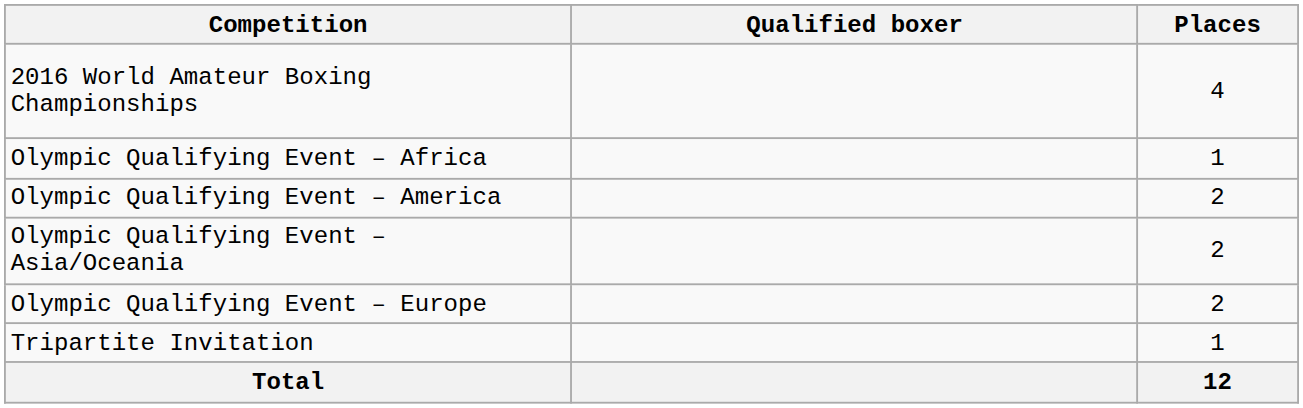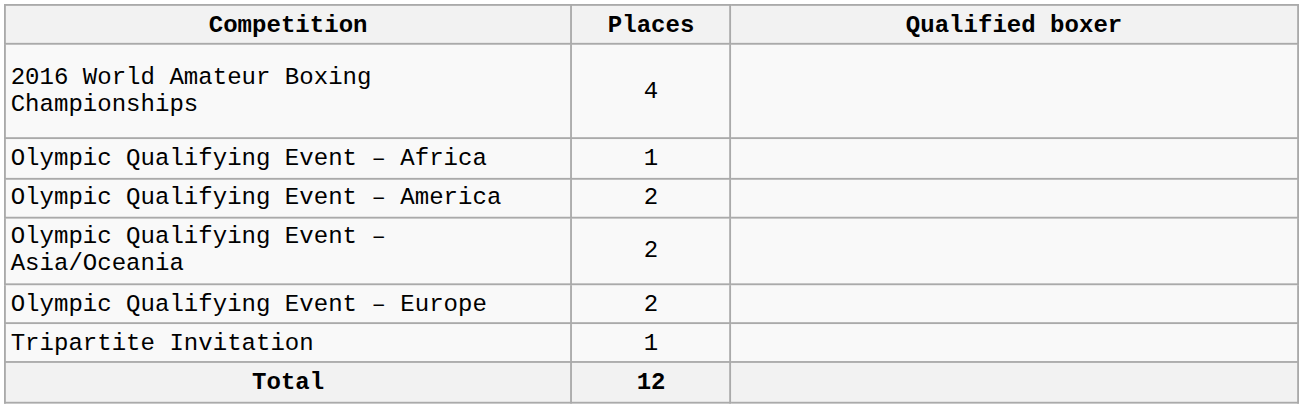columns swapped: (1218, 25) <-> (855, 25)
